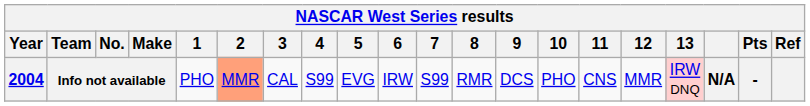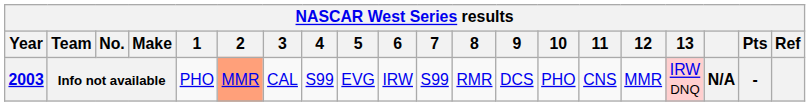(26, 79) 2004 -> (26, 79) 2003
